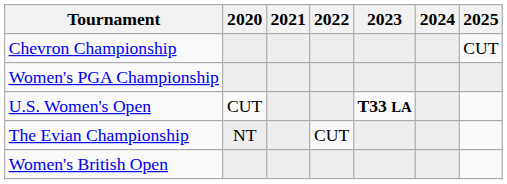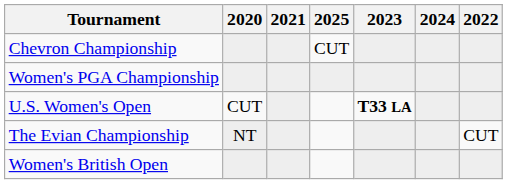columns swapped: (332, 19) <-> (481, 19)
